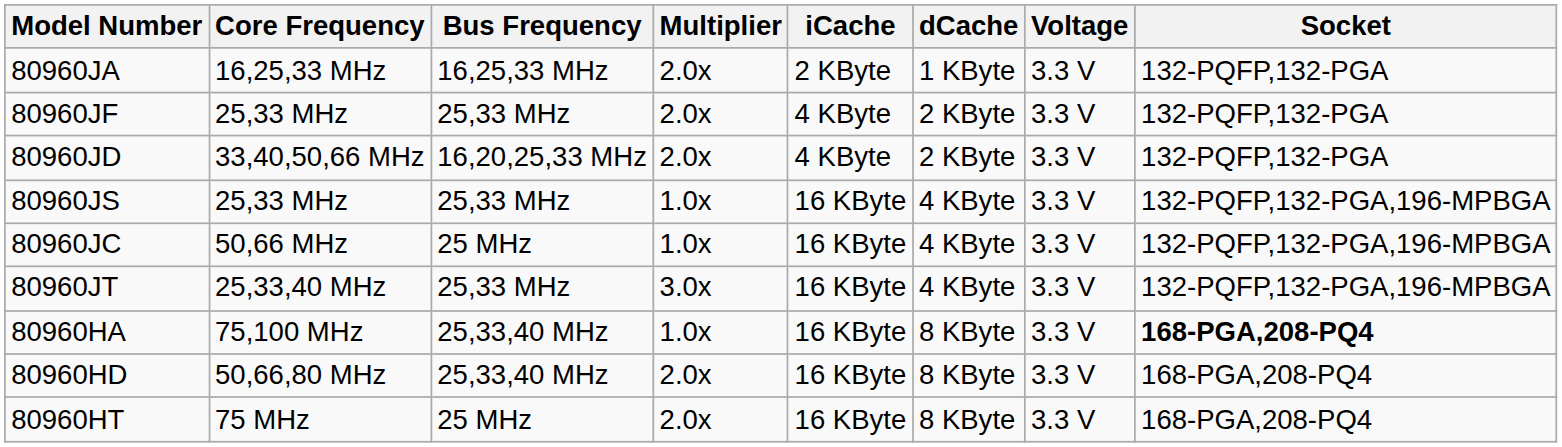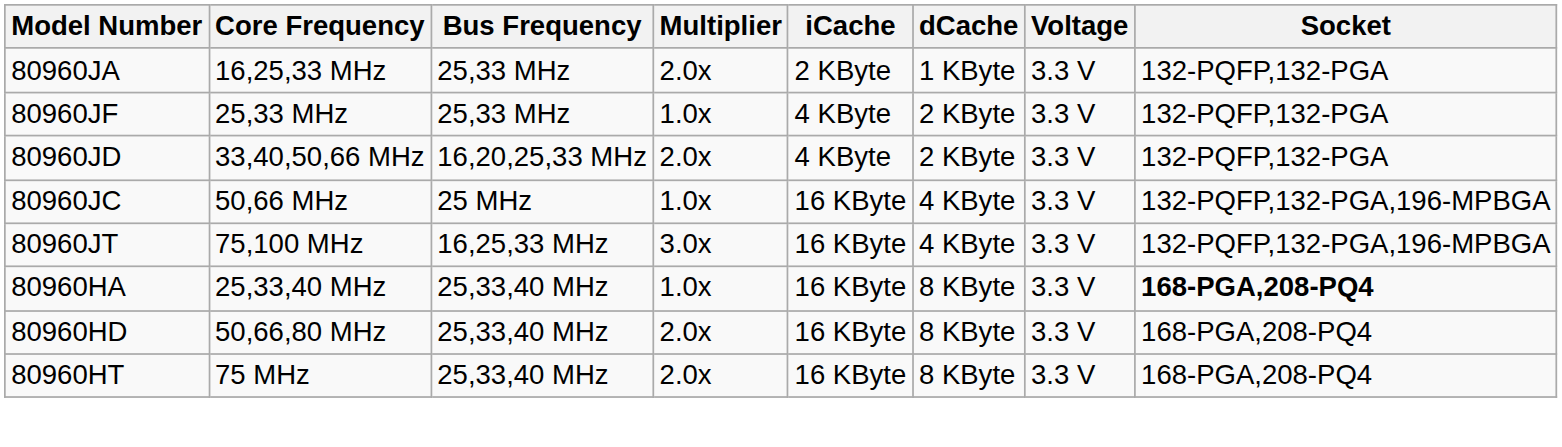(523, 69) 16,25,33 MHz -> (504, 69) 25,33 MHz
(686, 113) 2.0x -> (686, 113) 1.0x
- row: (66, 200)
(301, 288) 25,33,40 MHz -> (289, 244) 75,100 MHz
(504, 288) 25,33 MHz -> (523, 244) 16,25,33 MHz
(289, 331) 75,100 MHz -> (301, 288) 25,33,40 MHz
(485, 419) 25 MHz -> (523, 375) 25,33,40 MHz
